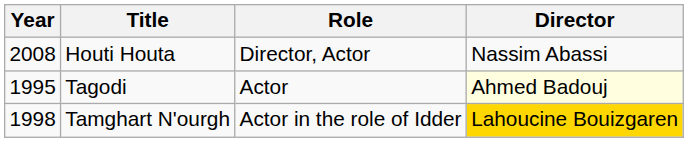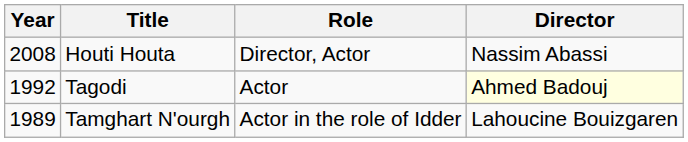(33, 86) 1995 -> (33, 86) 1992
(33, 119) 1998 -> (33, 119) 1989
(575, 119) gold background -> (575, 119) no background
